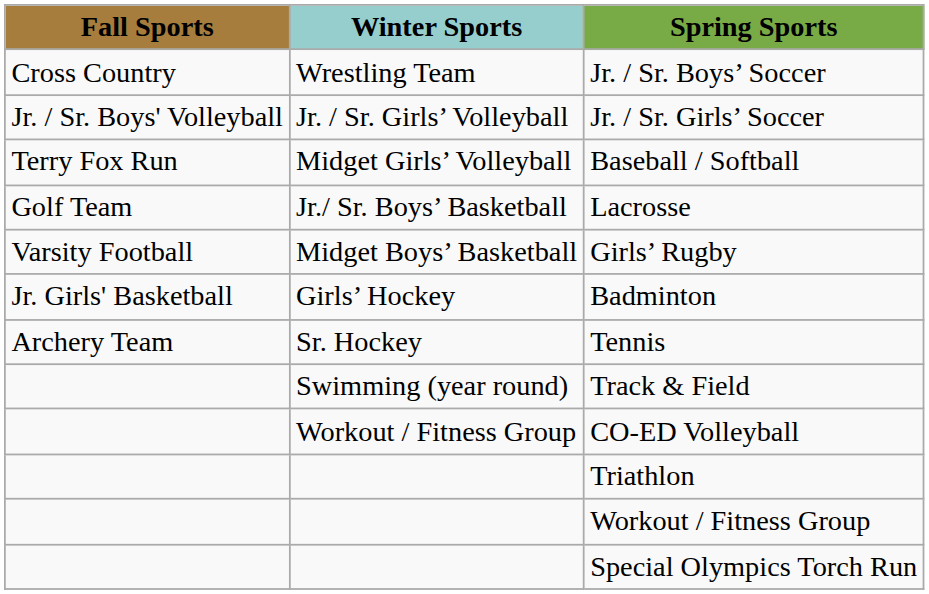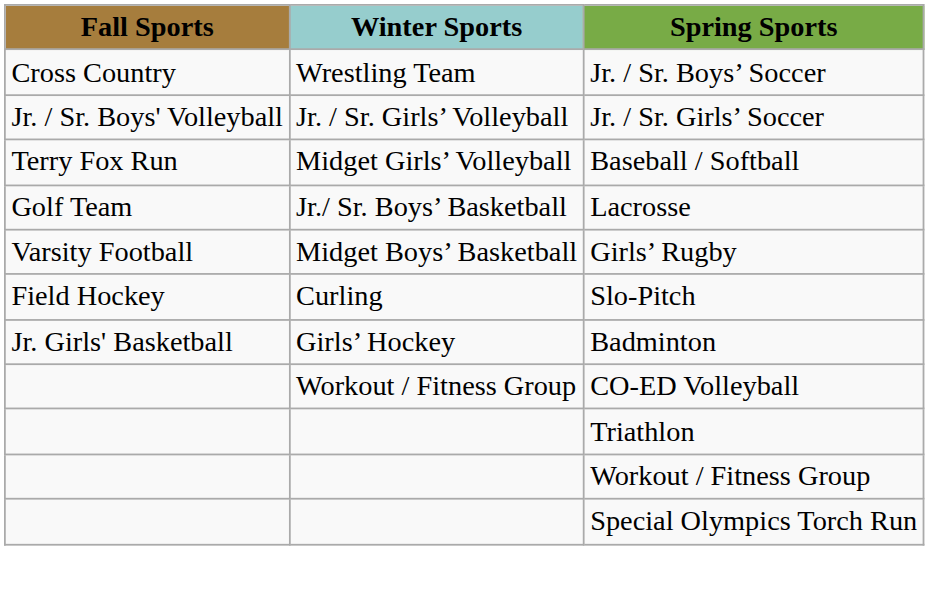+ row: (643, 296)
- row: (628, 341)
- row: (670, 386)
